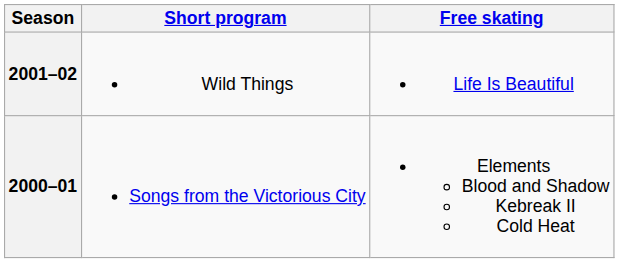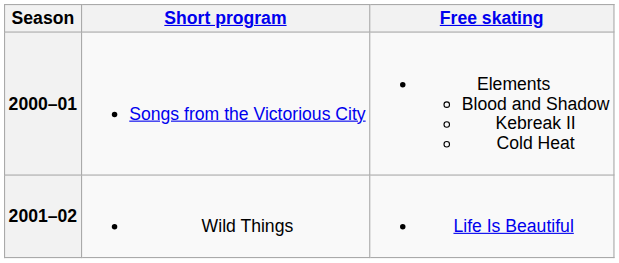rows swapped: (43, 73) <-> (43, 186)
